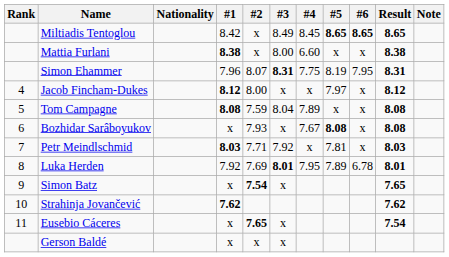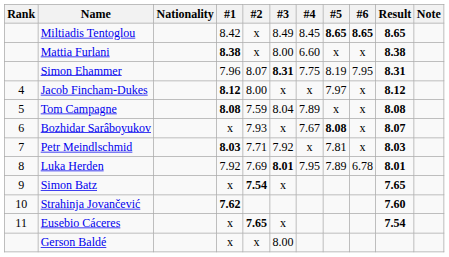(395, 128) 8.08 -> (395, 128) 8.07
(395, 204) 7.62 -> (395, 204) 7.60
(283, 242) x -> (283, 242) 8.00
